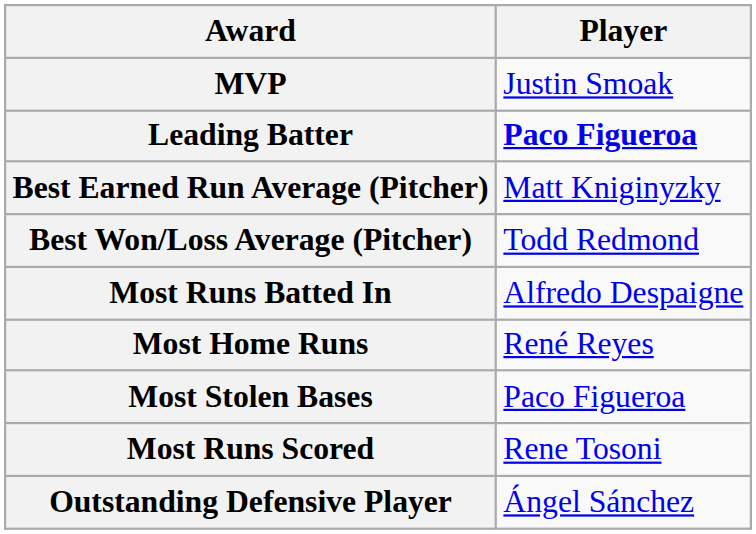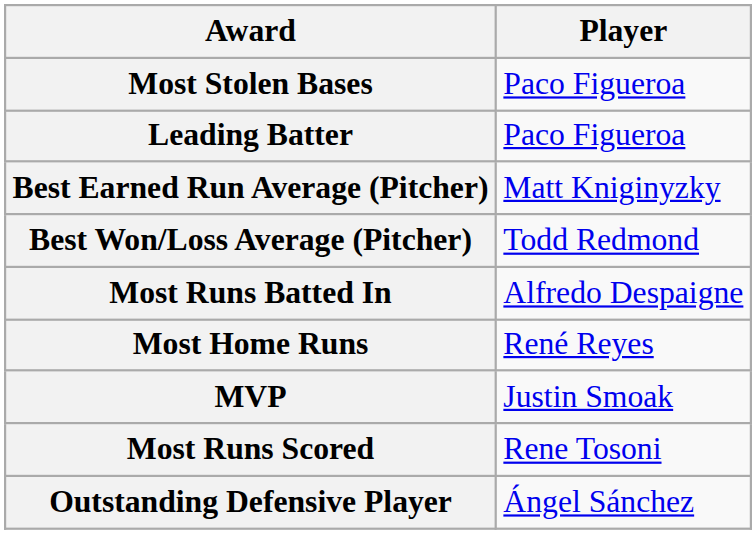rows swapped: (251, 83) <-> (251, 396)
(600, 135) bold -> (594, 135) normal
